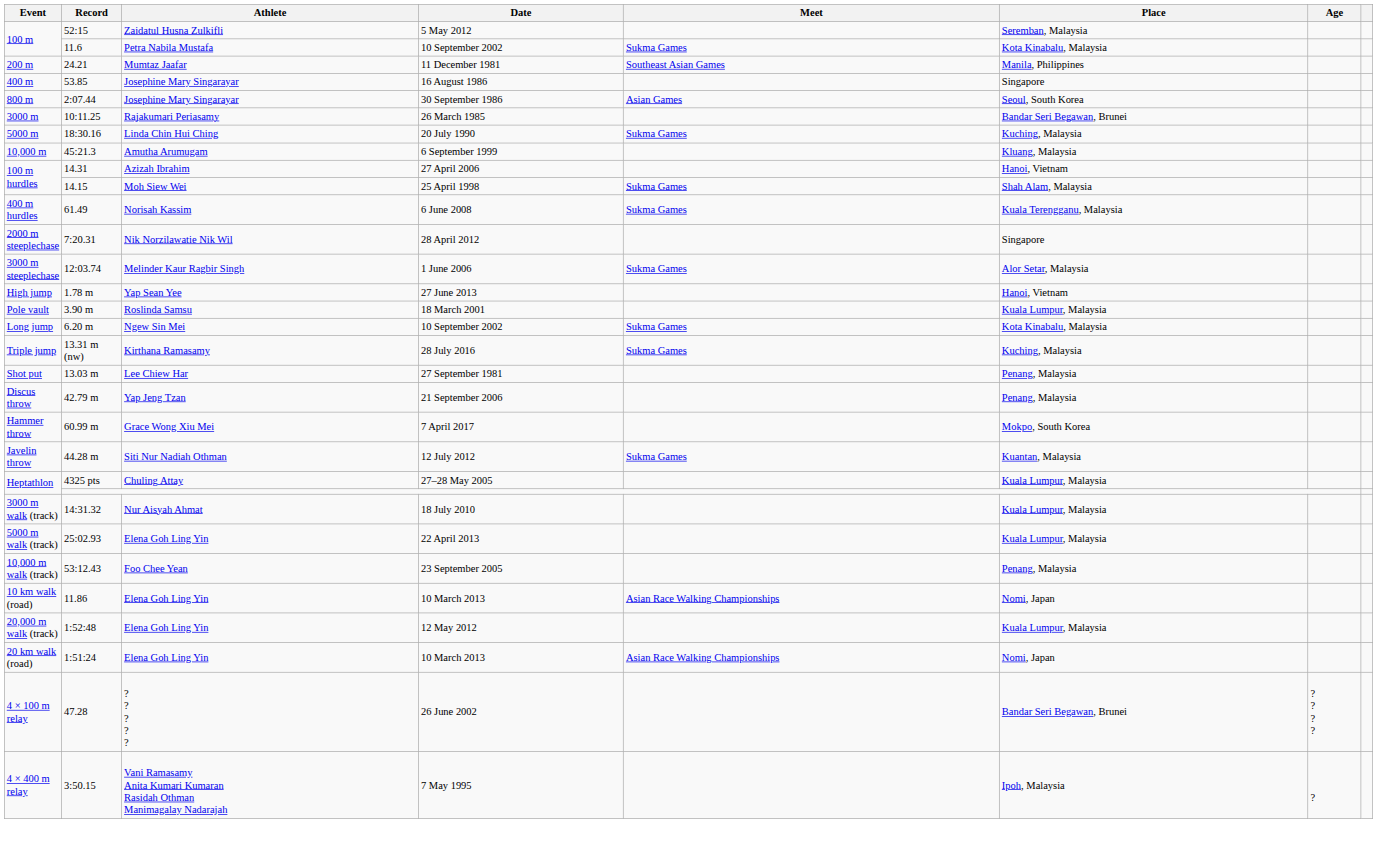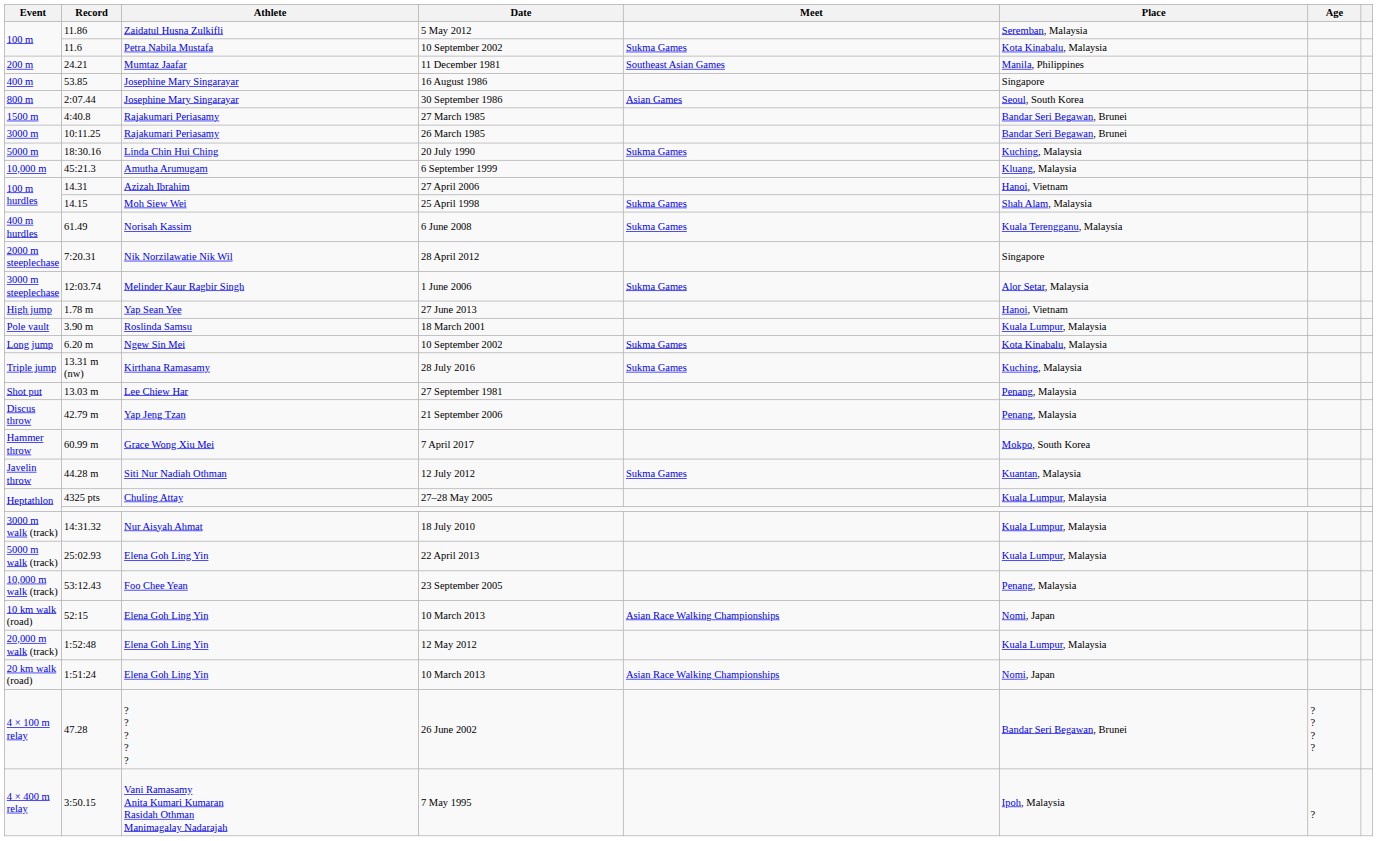(76, 30) 52:15 -> (76, 30) 11.86
+ row: (23, 117)
(76, 598) 11.86 -> (76, 615) 52:15
